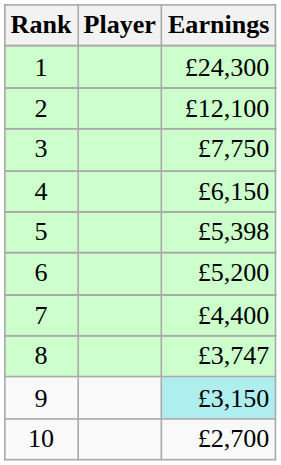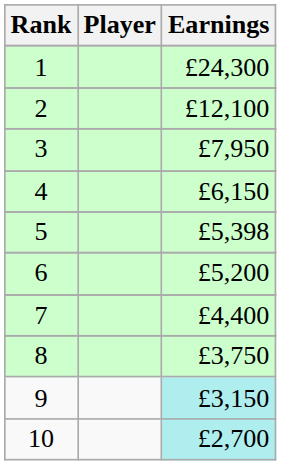(234, 149) £7,750 -> (234, 149) £7,950
(234, 356) £3,747 -> (234, 356) £3,750
(234, 438) no background -> (234, 438) paleturquoise background
